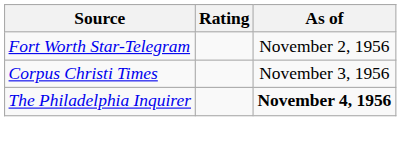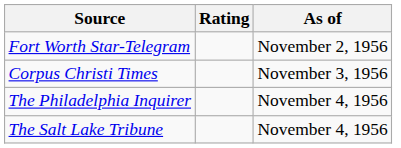(324, 101) bold -> (323, 101) normal
+ row: (86, 128)
